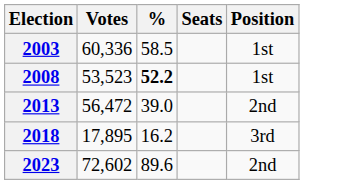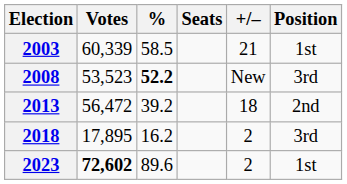+ column: (248, 19)
(107, 48) 60,336 -> (107, 48) 60,339
(263, 77) 1st -> (306, 77) 3rd
(157, 106) 39.0 -> (157, 106) 39.2
(107, 164) normal -> (107, 164) bold
(263, 164) 2nd -> (306, 164) 1st
